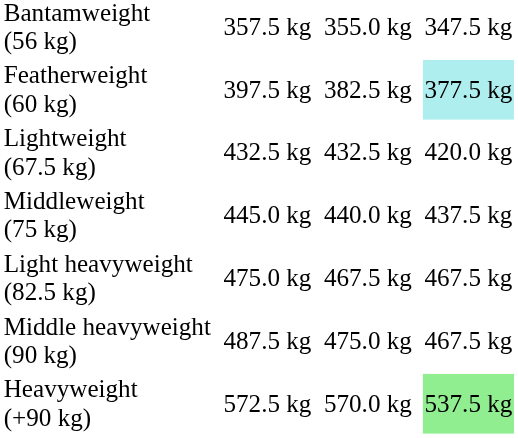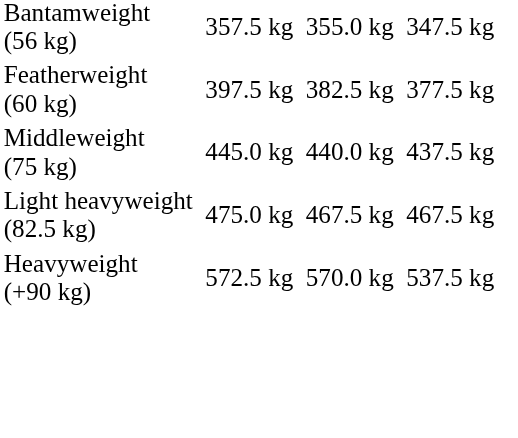(468, 89) paleturquoise background -> (450, 89) no background
- row: (65, 152)
- row: (107, 340)
(468, 403) lightgreen background -> (450, 277) no background
